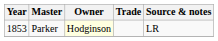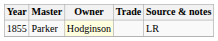(17, 28) 1853 -> (17, 28) 1855
